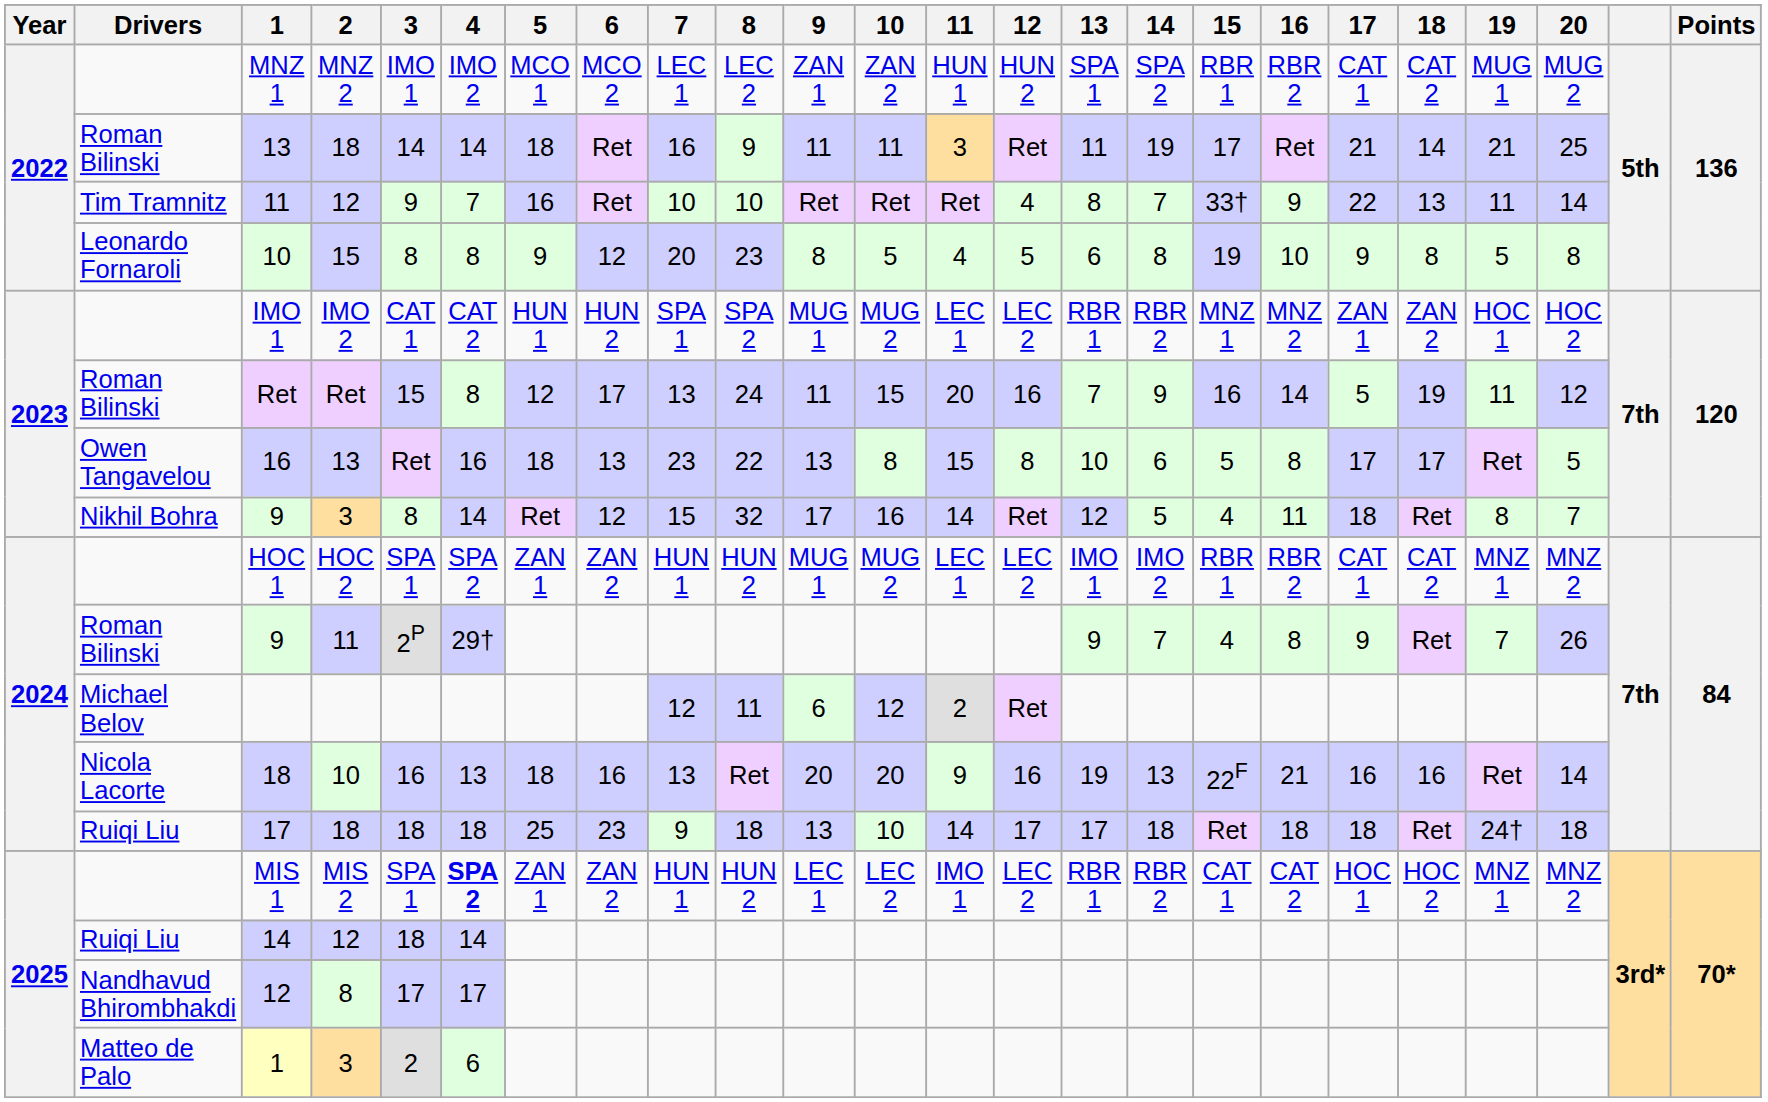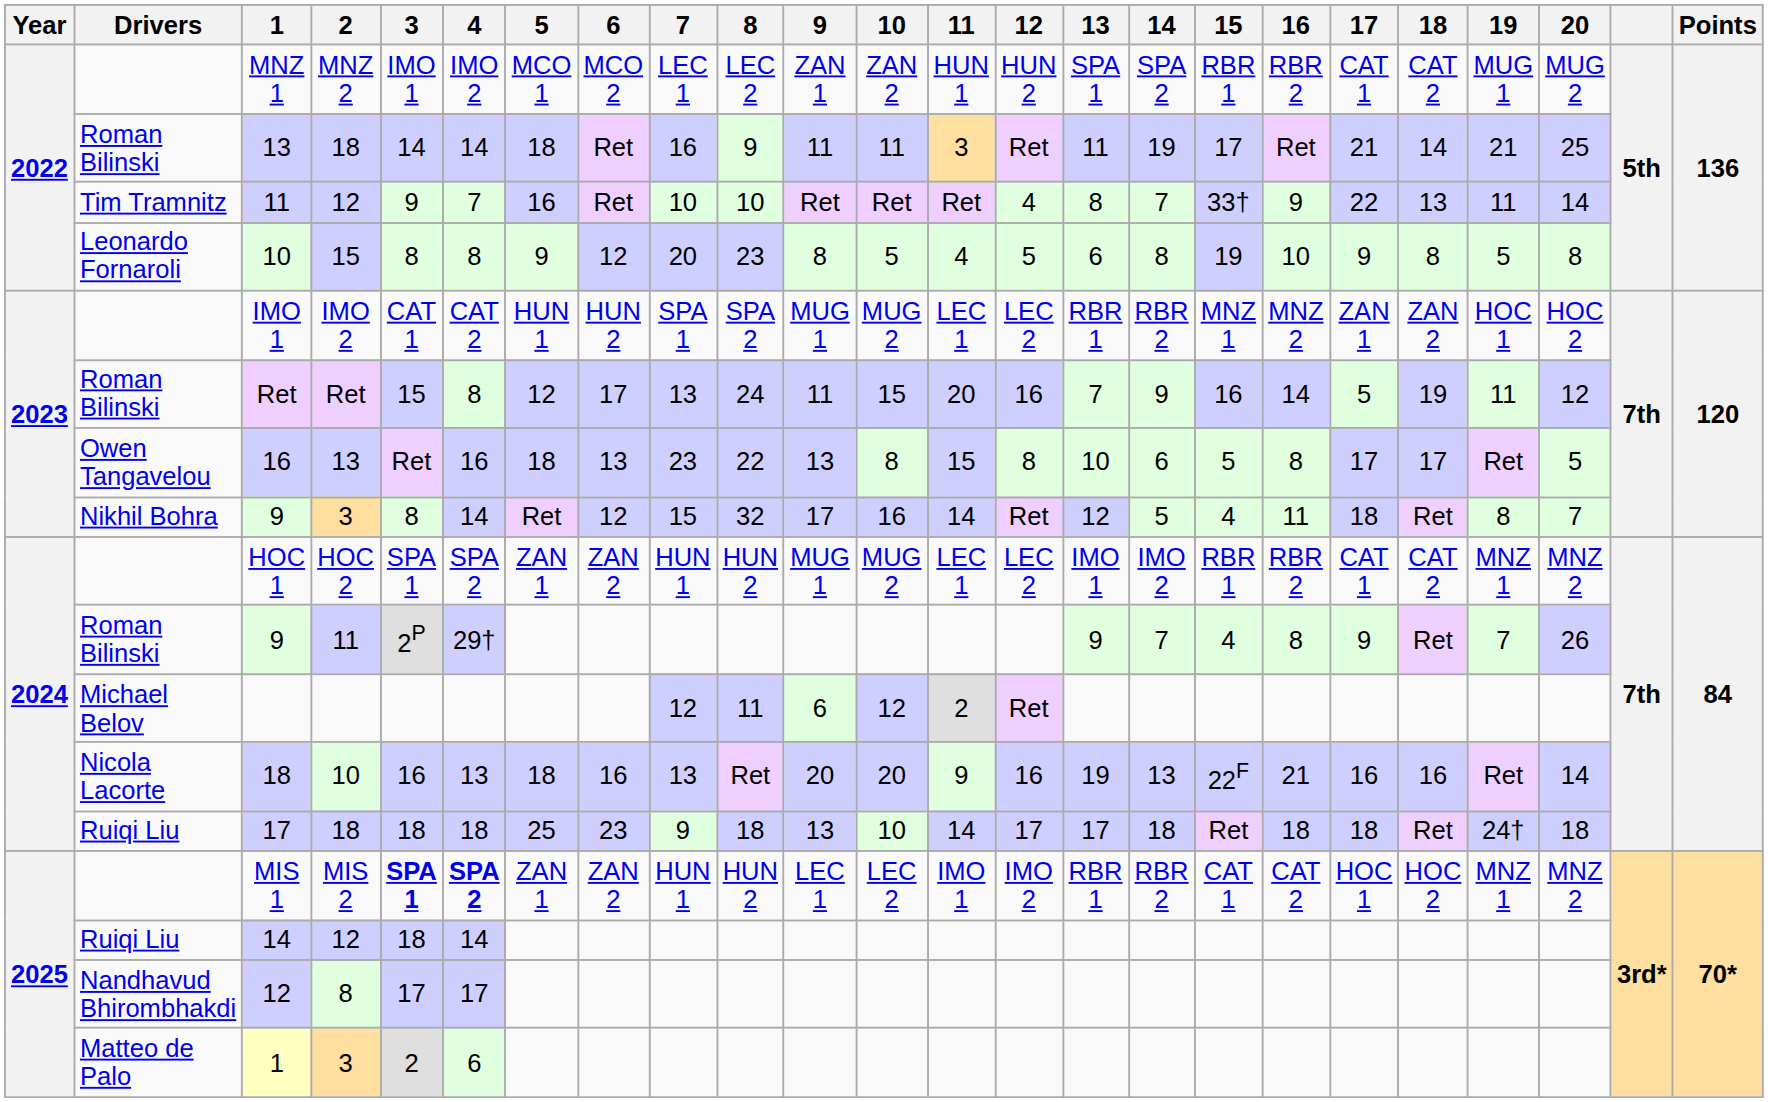(411, 885) normal -> (412, 885) bold
(1027, 885) LEC 2 -> (1029, 885) IMO 2
